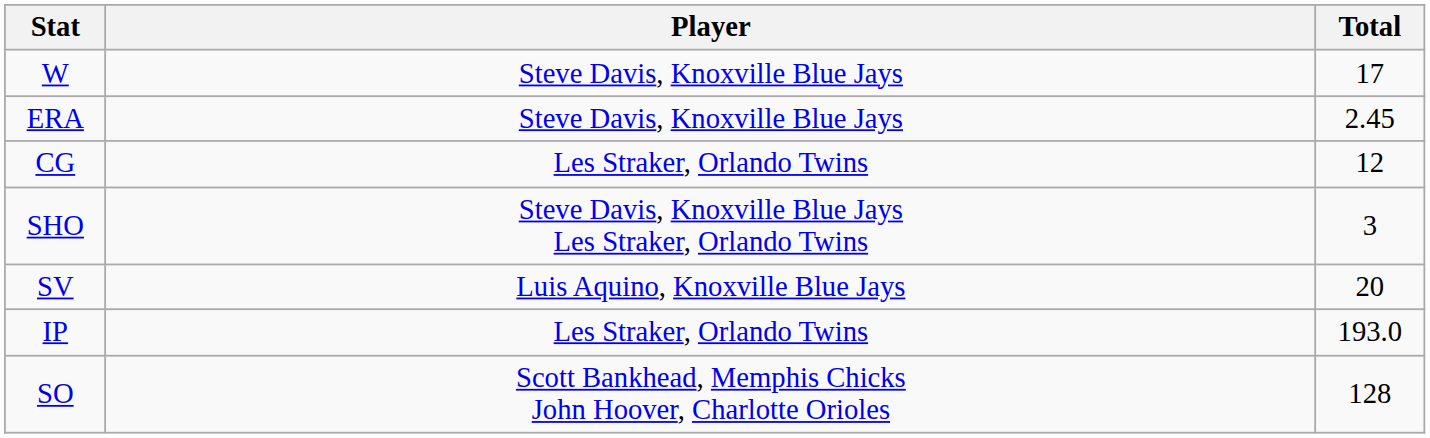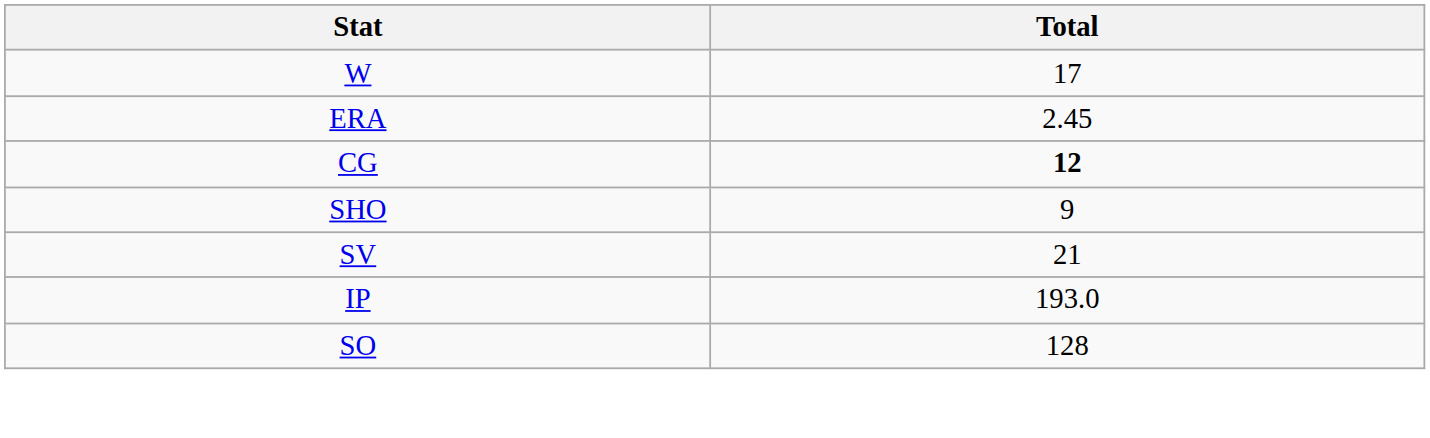- column: (711, 27)
(1370, 163) normal -> (1067, 163) bold
(1370, 225) 3 -> (1067, 208) 9
(1370, 286) 20 -> (1067, 254) 21
